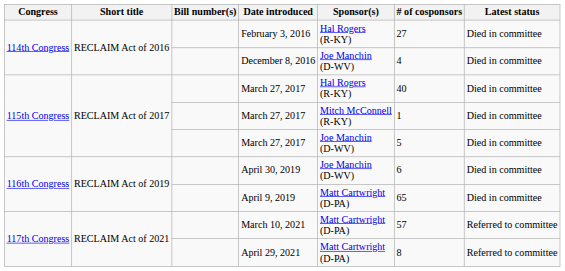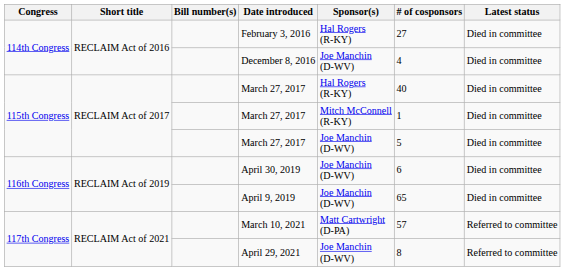(353, 198) Matt Cartwright (D-PA) -> (346, 198) Joe Manchin (D-WV)
(353, 252) Matt Cartwright (D-PA) -> (346, 252) Joe Manchin (D-WV)
